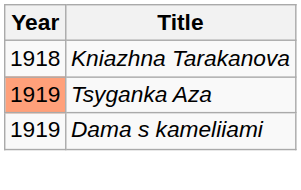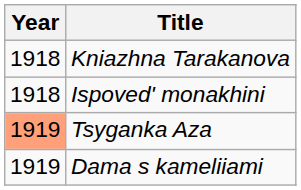+ row: (168, 94)
